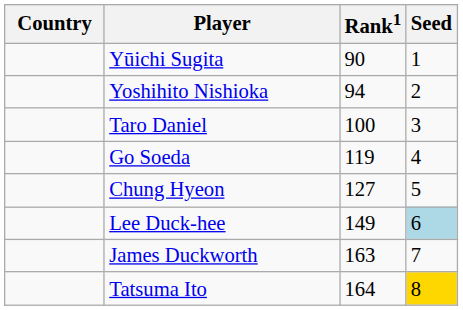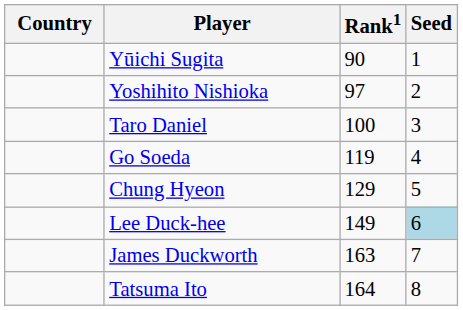(355, 91) 94 -> (355, 91) 97
(360, 190) 127 -> (360, 190) 129
(416, 288) gold background -> (416, 288) no background
